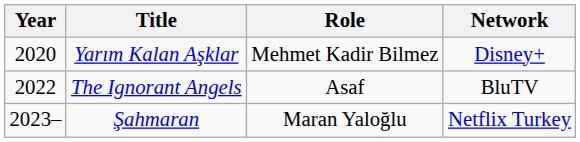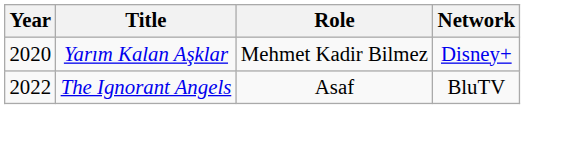- row: (156, 119)
